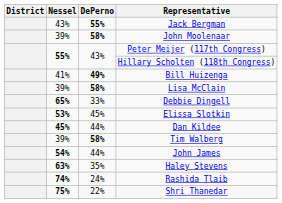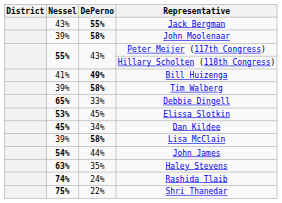rows swapped: (197, 140) <-> (197, 88)
(97, 127) 44% -> (97, 127) 34%
